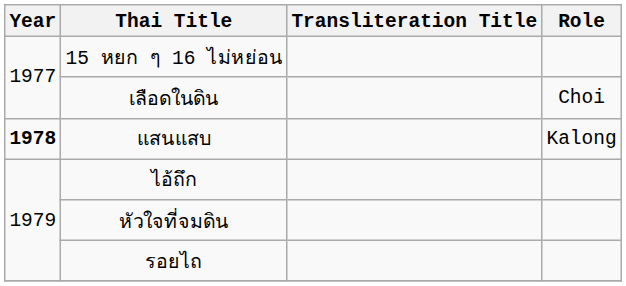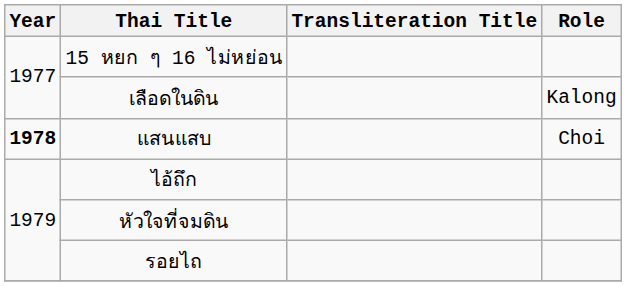(582, 98) Choi -> (582, 98) Kalong
(582, 138) Kalong -> (582, 138) Choi
